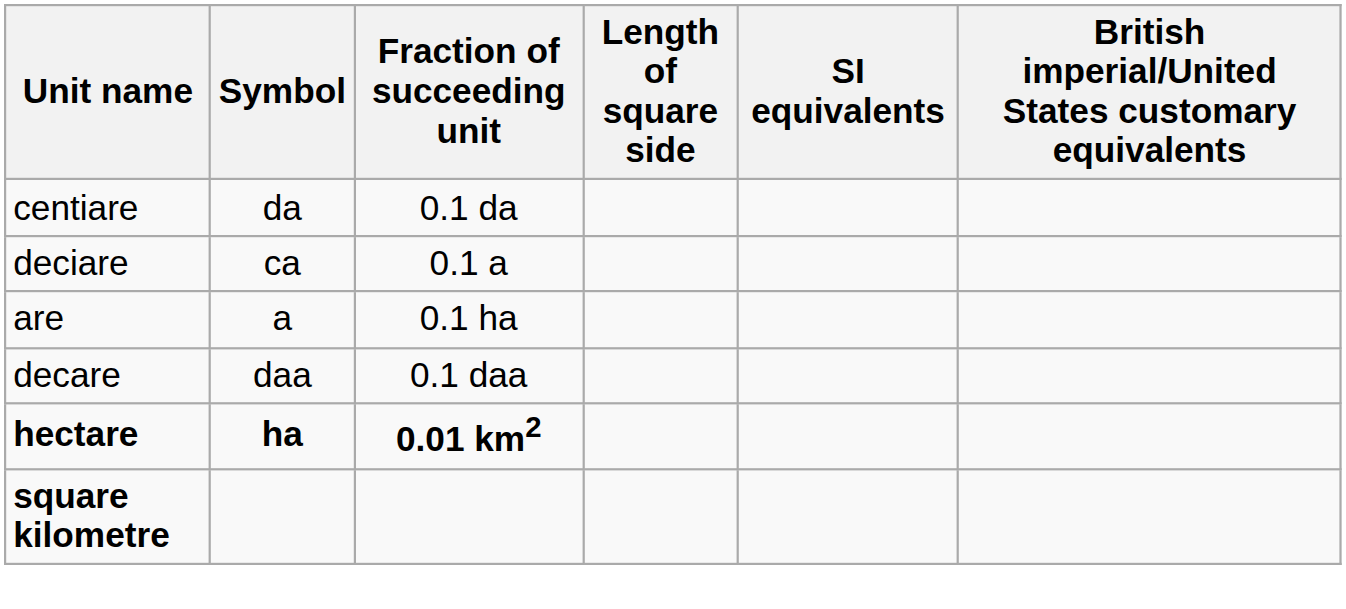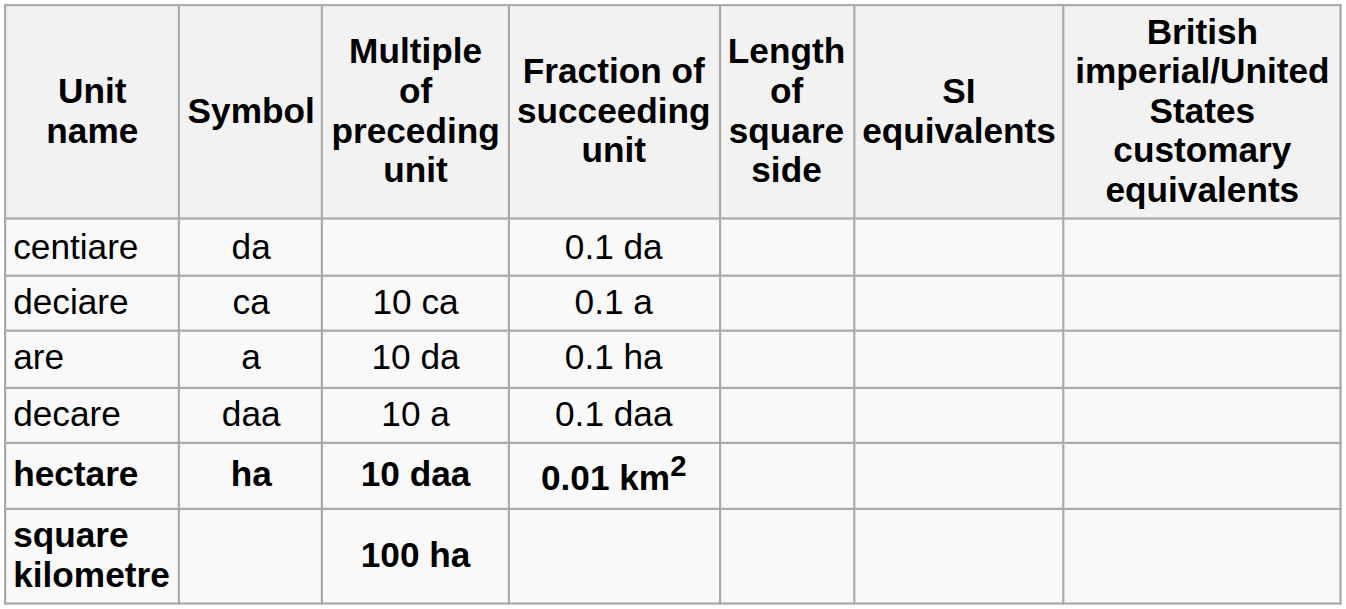+ column: (416, 111)
